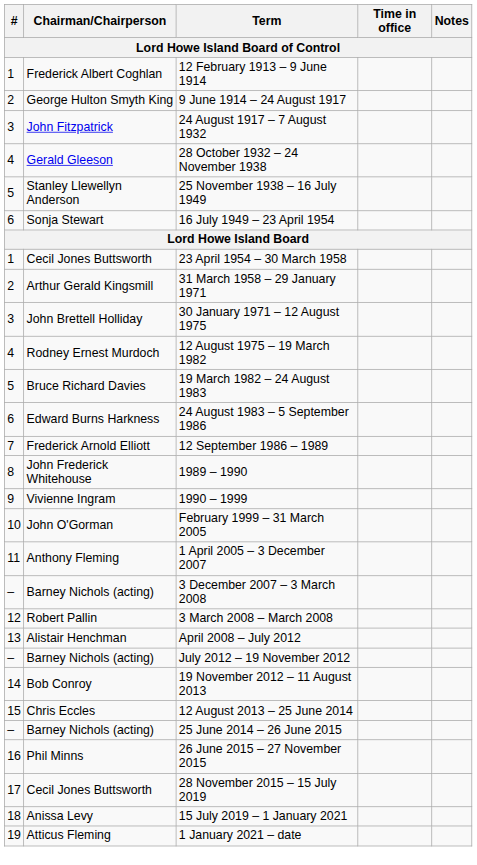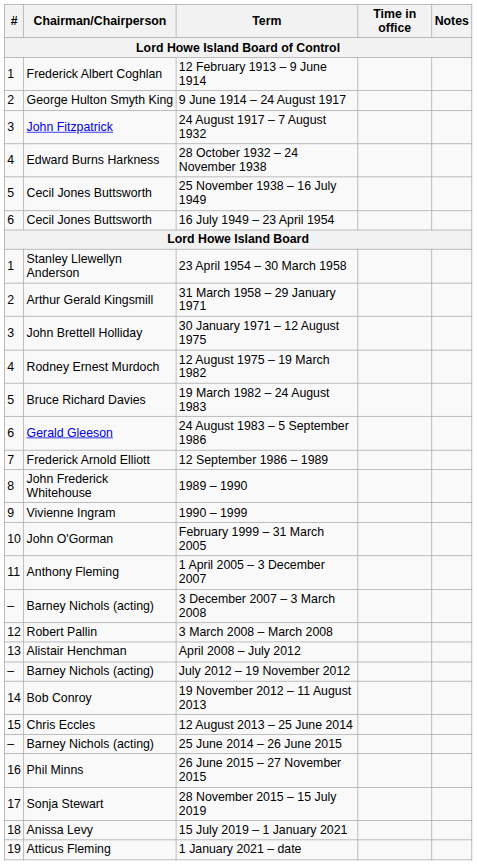(70, 160) Gerald Gleeson -> (93, 160) Edward Burns Harkness
(74, 193) Stanley Llewellyn Anderson -> (89, 193) Cecil Jones Buttsworth
(65, 220) Sonja Stewart -> (89, 220) Cecil Jones Buttsworth
(89, 259) Cecil Jones Buttsworth -> (74, 266) Stanley Llewellyn Anderson
(93, 419) Edward Burns Harkness -> (70, 433) Gerald Gleeson
(89, 790) Cecil Jones Buttsworth -> (65, 803) Sonja Stewart
